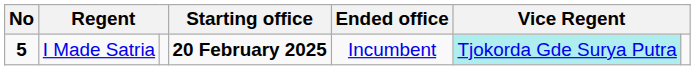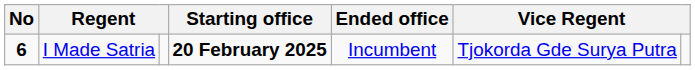(22, 49) 5 -> (22, 49) 6
(567, 49) paleturquoise background -> (567, 49) no background
